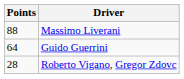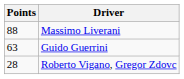(12, 47) 64 -> (12, 47) 63
